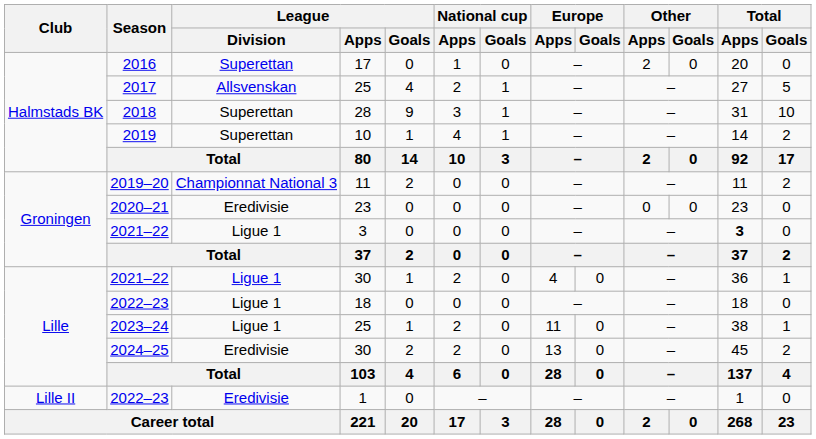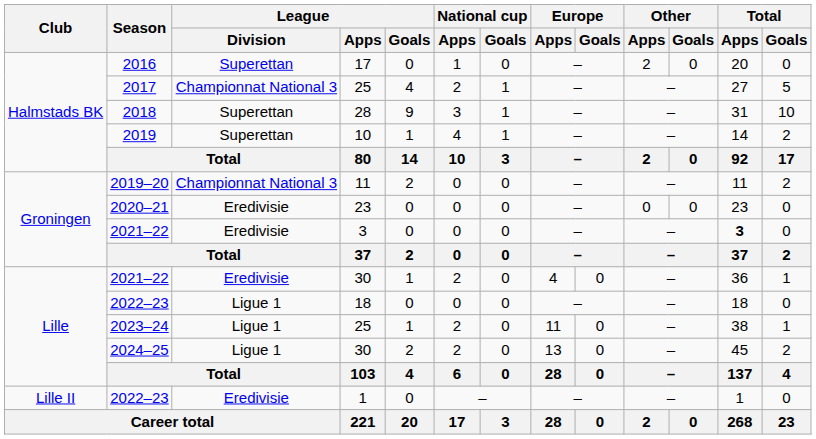(256, 87) Allsvenskan -> (256, 87) Championnat National 3
(256, 231) Ligue 1 -> (256, 231) Eredivisie
(256, 278) Ligue 1 -> (256, 278) Eredivisie
(256, 350) Eredivisie -> (256, 350) Ligue 1
